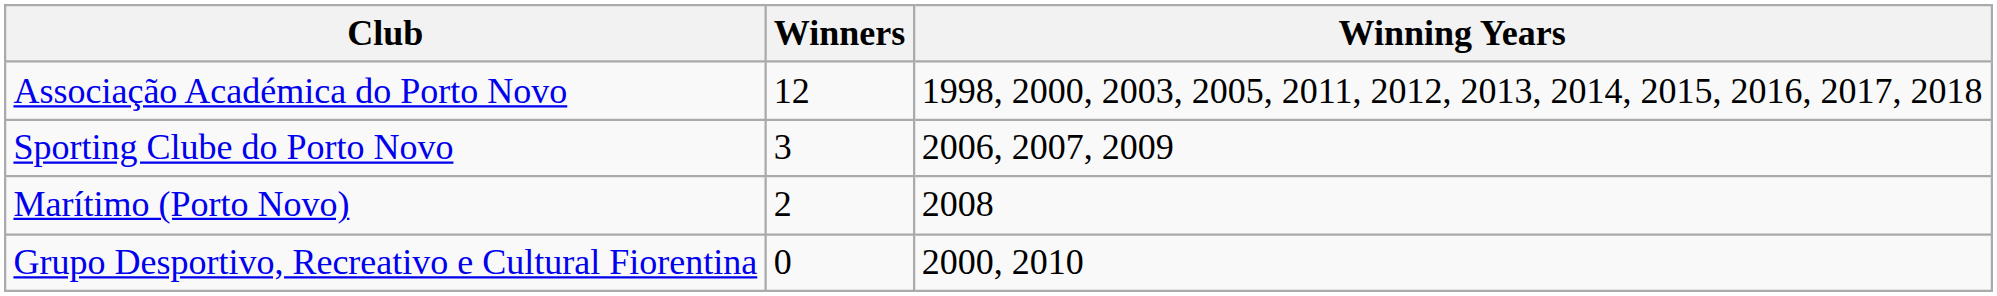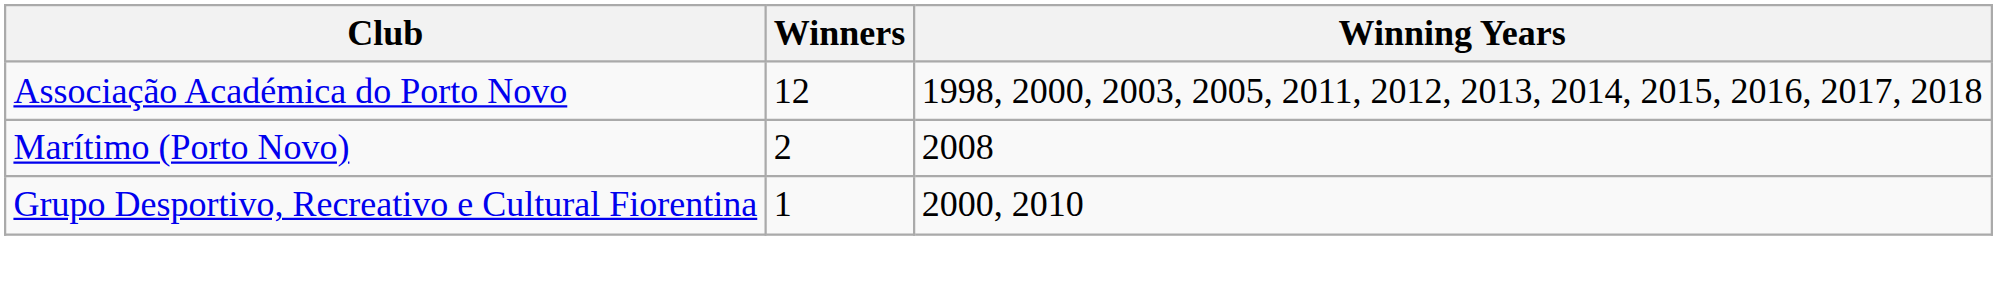- row: (233, 147)
(783, 261) 0 -> (783, 204) 1
